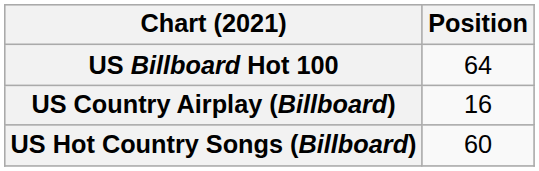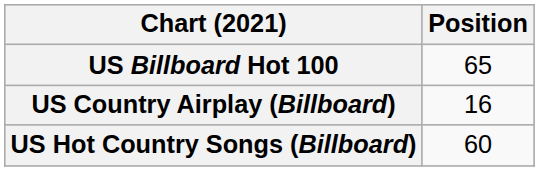(478, 64) 64 -> (478, 64) 65
